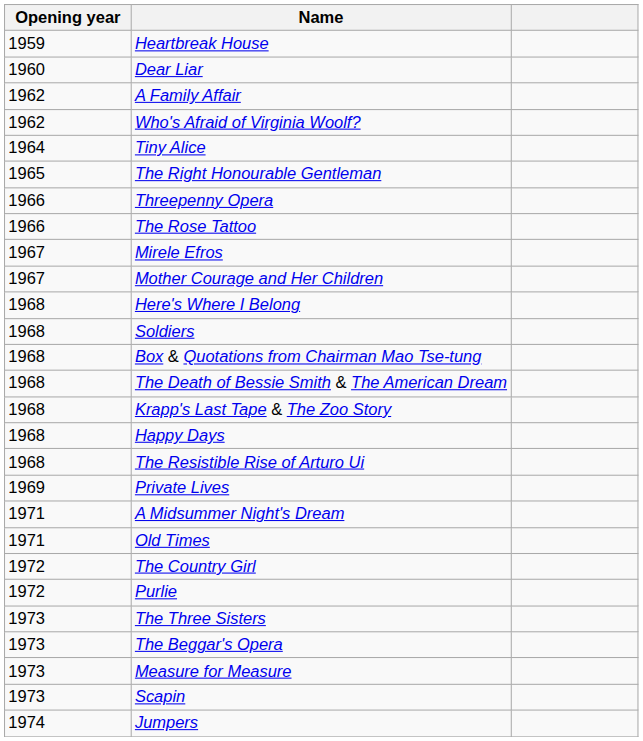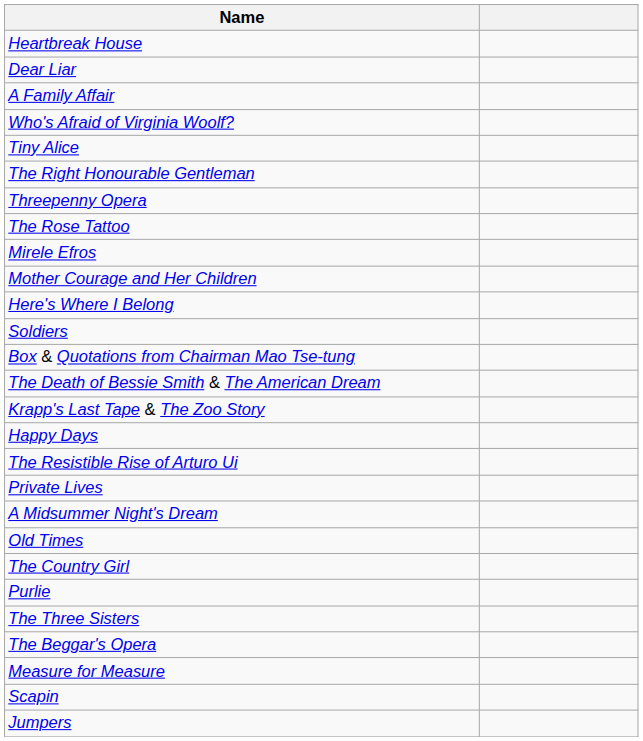- column: (68, 17)
